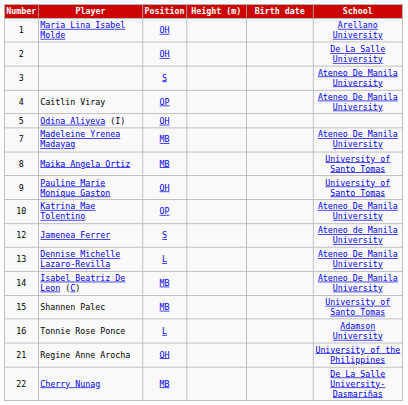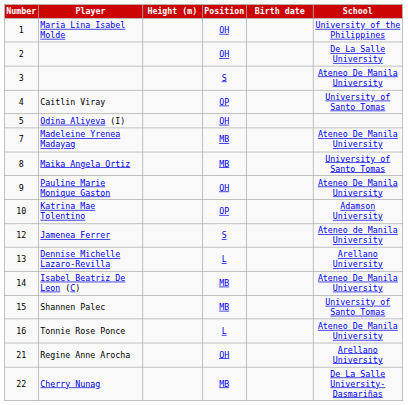columns swapped: (165, 11) <-> (216, 11)
(358, 30) Arellano University -> (358, 30) University of the Philippines
(358, 102) Ateneo De Manila University -> (358, 102) University of Santo Tomas
(358, 187) University of Santo Tomas -> (358, 187) Ateneo De Manila University
(358, 211) Ateneo De Manila University -> (358, 211) Adamson University
(358, 259) Ateneo De Manila University -> (358, 259) Arellano University
(358, 331) Adamson University -> (358, 331) Ateneo De Manila University
(358, 355) University of the Philippines -> (358, 355) Arellano University
